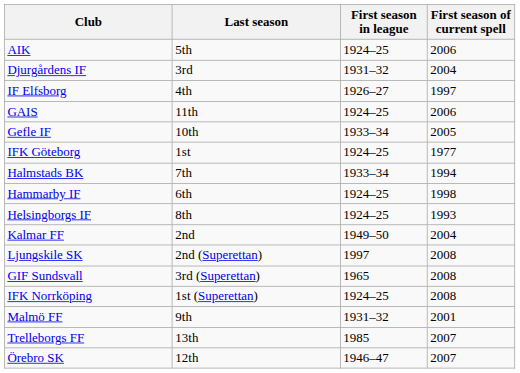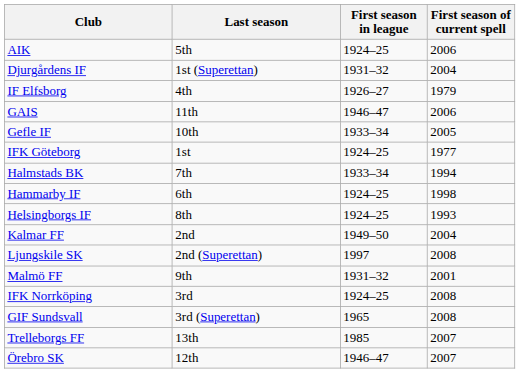(184, 70) 3rd -> (217, 70) 1st (Superettan)
(443, 91) 1997 -> (443, 91) 1979
(366, 111) 1924–25 -> (366, 111) 1946–47
rows swapped: (35, 317) <-> (45, 276)
(217, 296) 1st (Superettan) -> (184, 296) 3rd
